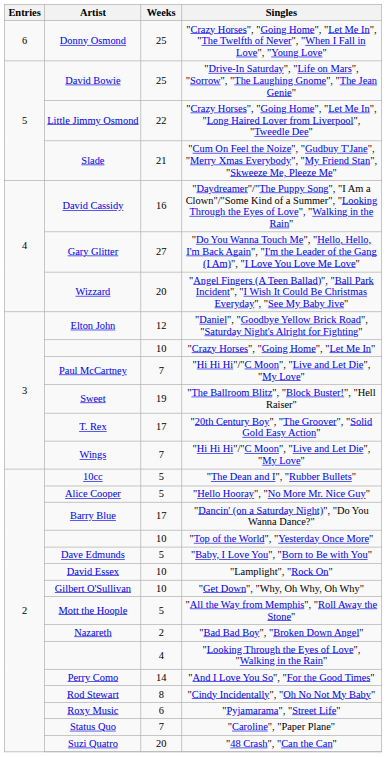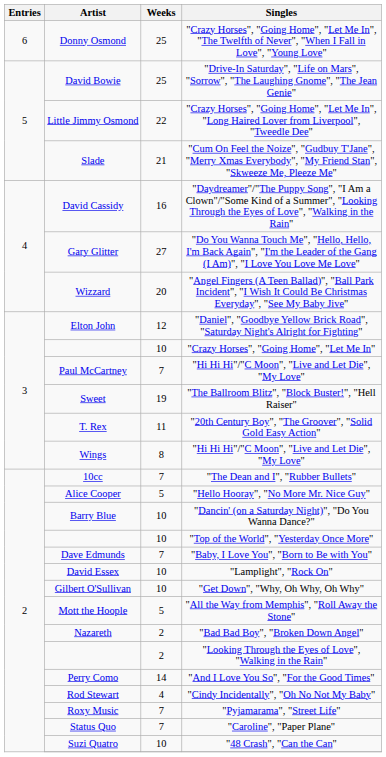(161, 427) 17 -> (161, 427) 11
(161, 455) 7 -> (161, 455) 8
(161, 477) 5 -> (161, 477) 7
(161, 516) 17 -> (161, 516) 10
(161, 555) 5 -> (161, 555) 7
(161, 655) 4 -> (161, 655) 2
(161, 694) 8 -> (161, 694) 4
(161, 710) 6 -> (161, 710) 7
(161, 743) 20 -> (161, 743) 10
